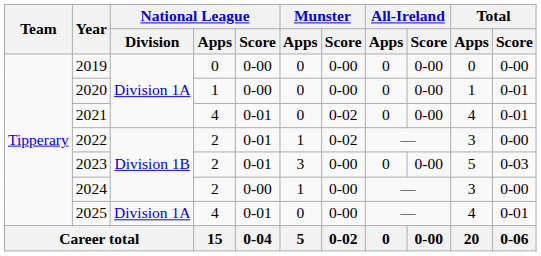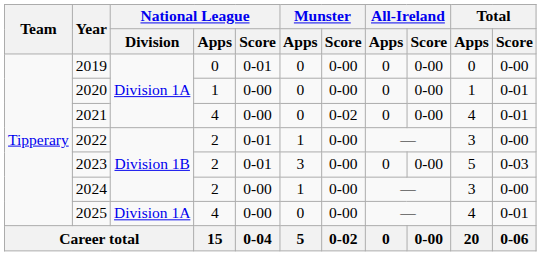(258, 66) 0-00 -> (258, 66) 0-01
(258, 115) 0-01 -> (258, 115) 0-00
(343, 139) 0-02 -> (343, 139) 0-00
(258, 213) 0-01 -> (258, 213) 0-00
